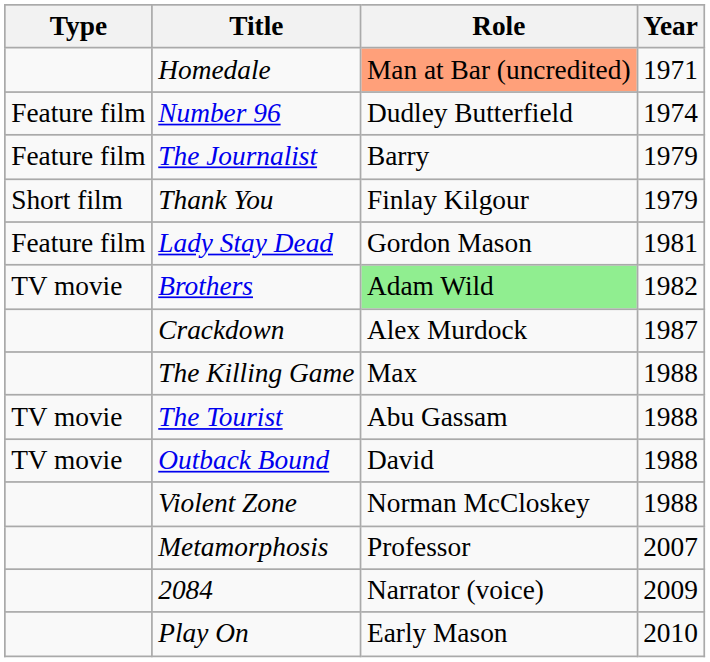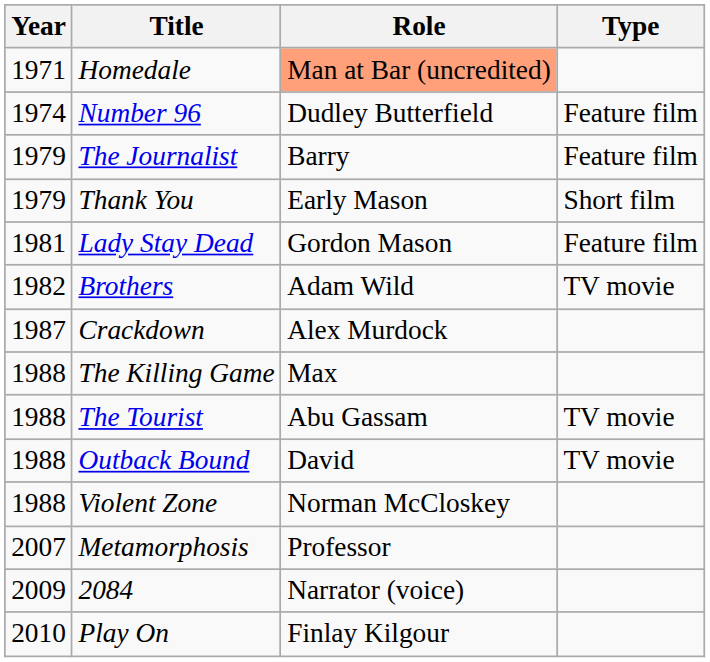columns swapped: (671, 26) <-> (78, 26)
(448, 199) Finlay Kilgour -> (357, 199) Early Mason
(430, 286) lightgreen background -> (351, 286) no background
(437, 633) Early Mason -> (368, 633) Finlay Kilgour
